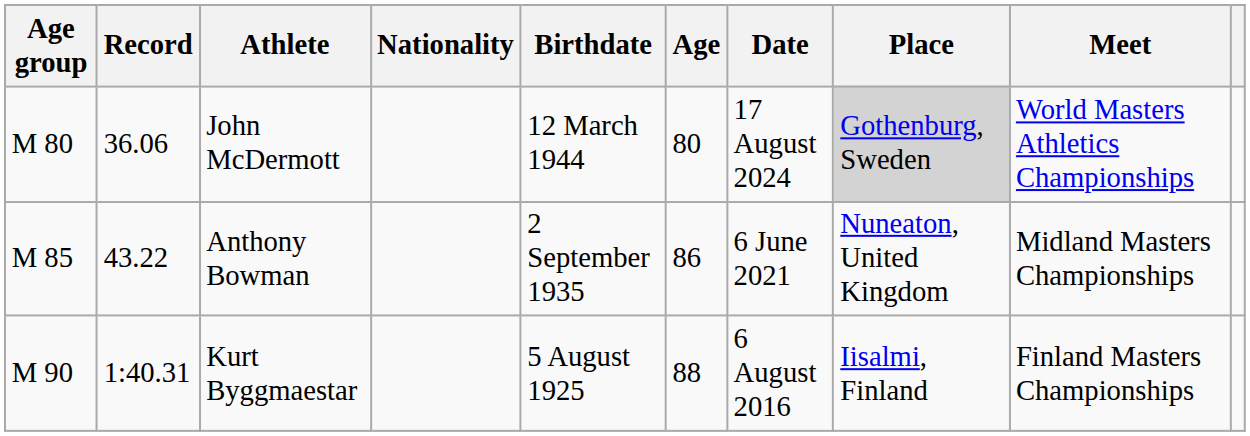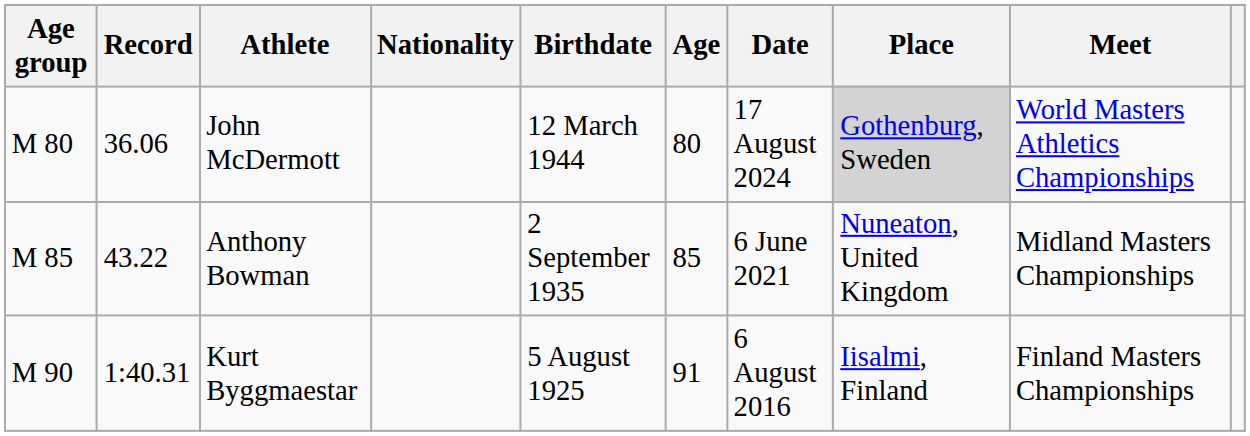(687, 258) 86 -> (687, 258) 85
(687, 373) 88 -> (687, 373) 91
